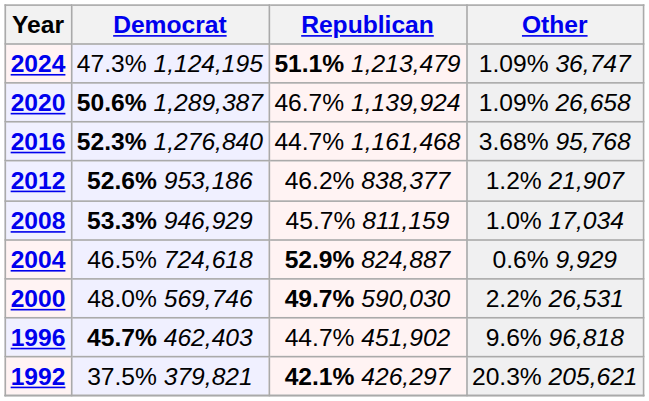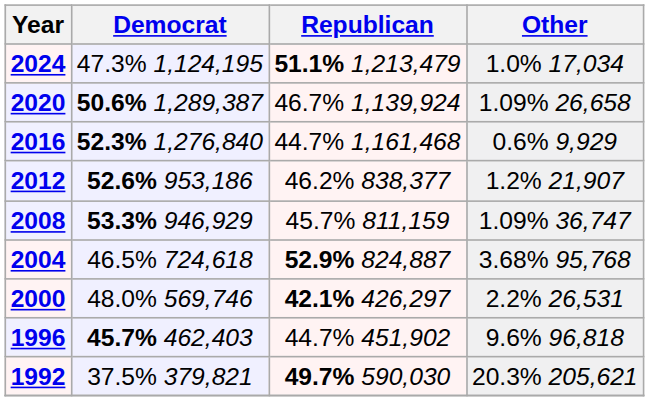(555, 64) 1.09% 36,747 -> (555, 64) 1.0% 17,034
(555, 142) 3.68% 95,768 -> (555, 142) 0.6% 9,929
(555, 220) 1.0% 17,034 -> (555, 220) 1.09% 36,747
(555, 259) 0.6% 9,929 -> (555, 259) 3.68% 95,768
(367, 298) 49.7% 590,030 -> (367, 298) 42.1% 426,297
(367, 376) 42.1% 426,297 -> (367, 376) 49.7% 590,030
